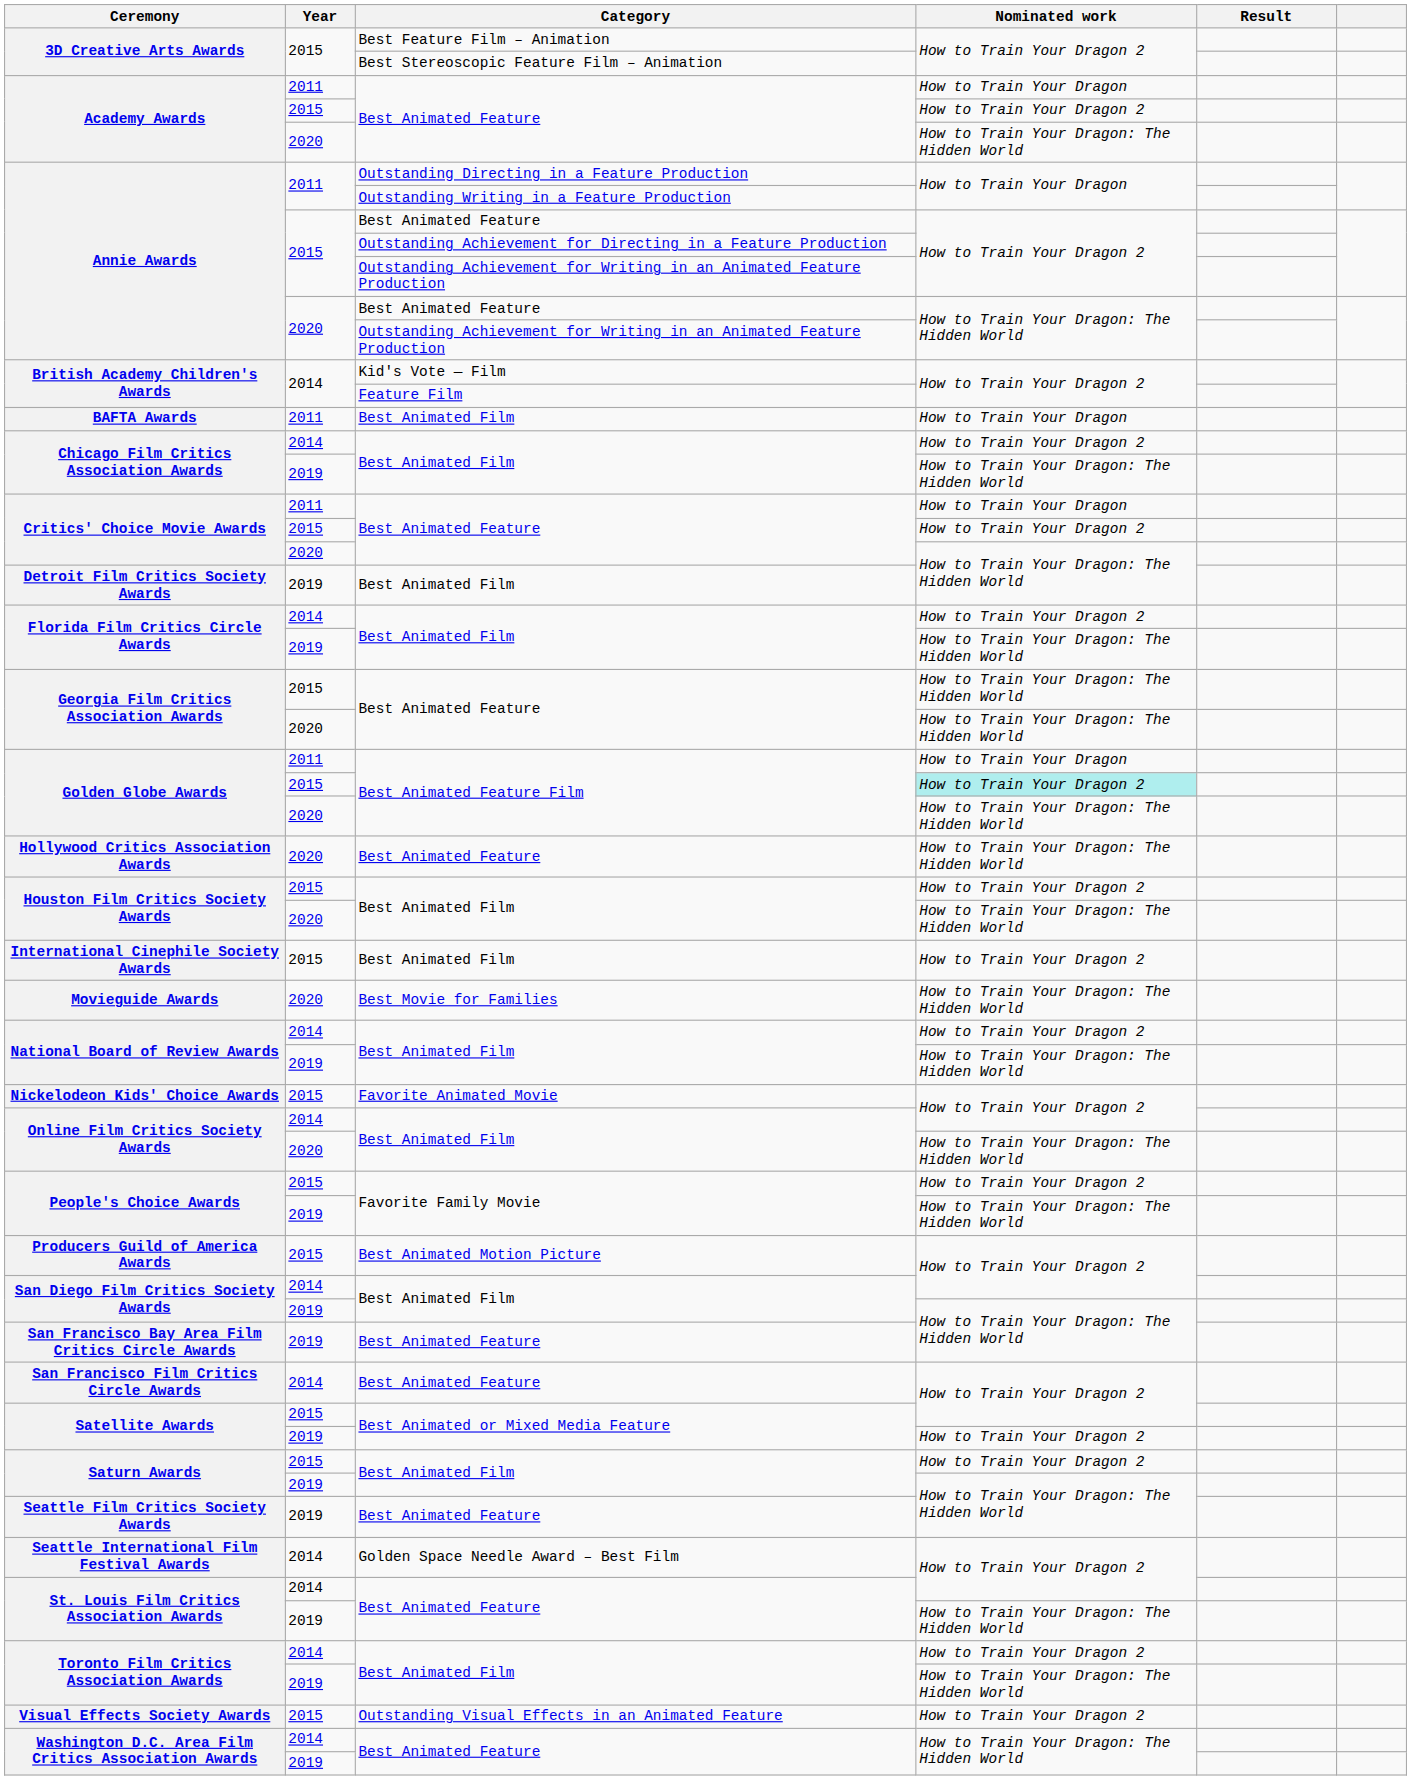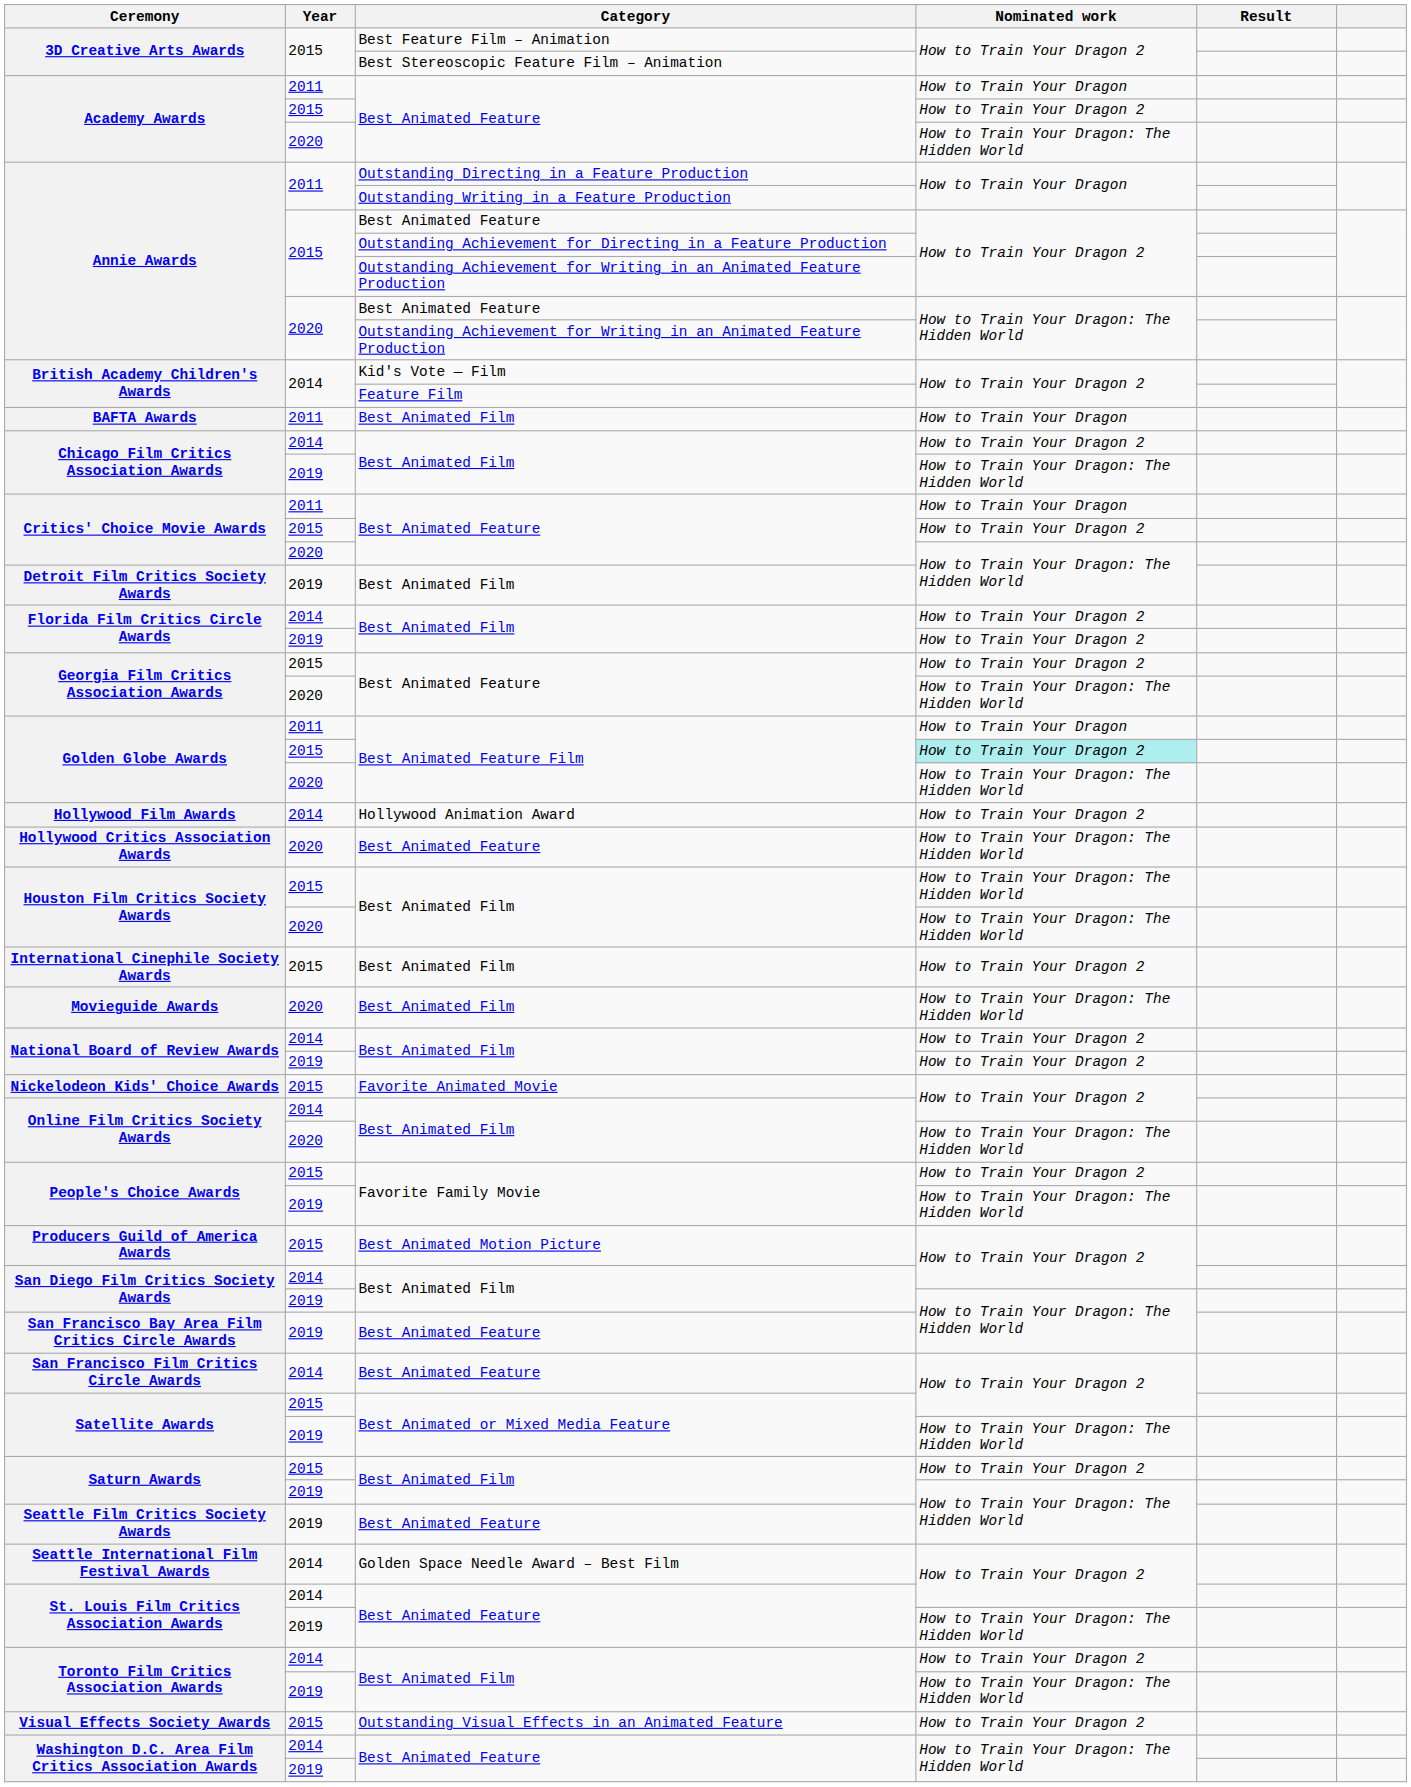(1045, 649) How to Train Your Dragon: The Hidden World -> (1032, 640) How to Train Your Dragon 2
(1045, 689) How to Train Your Dragon: The Hidden World -> (1032, 664) How to Train Your Dragon 2
+ row: (145, 815)
(1032, 888) How to Train Your Dragon 2 -> (1045, 887) How to Train Your Dragon: The Hidden World
(458, 1001) Best Movie for Families -> (436, 1007) Best Animated Film
(1045, 1064) How to Train Your Dragon: The Hidden World -> (1032, 1063) How to Train Your Dragon 2
(1032, 1438) How to Train Your Dragon 2 -> (1045, 1437) How to Train Your Dragon: The Hidden World
